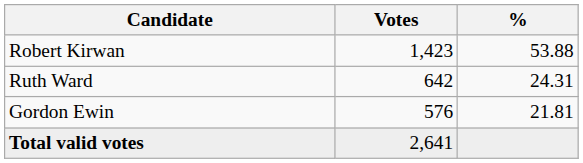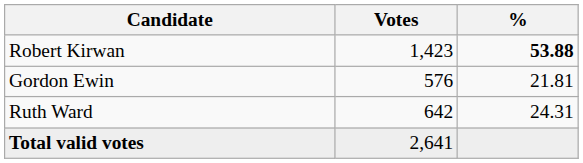(552, 50) normal -> (552, 50) bold
rows swapped: (51, 81) <-> (61, 111)
